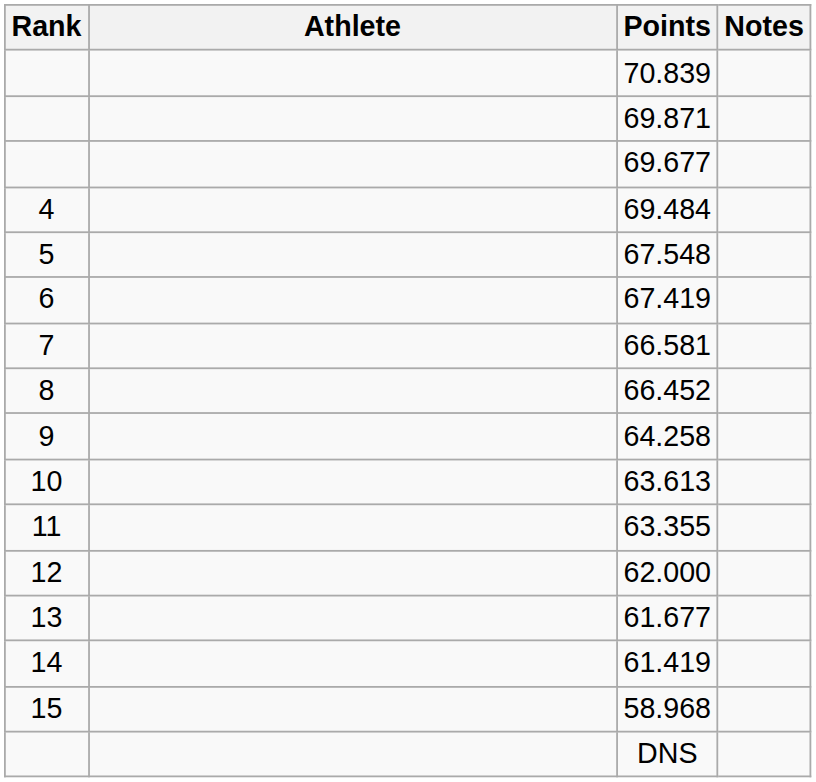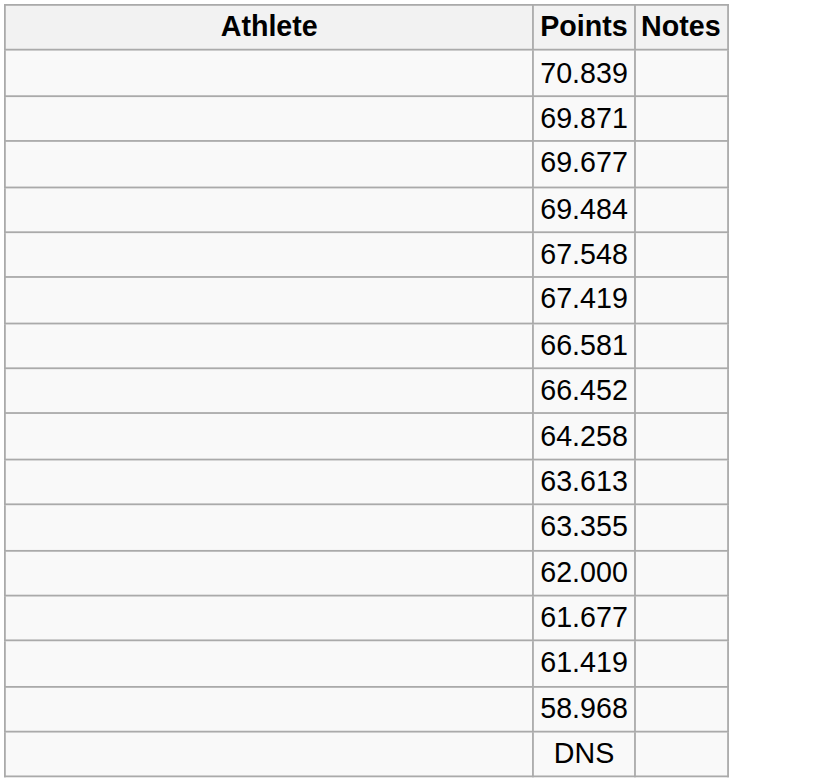- column: (47, 27)
